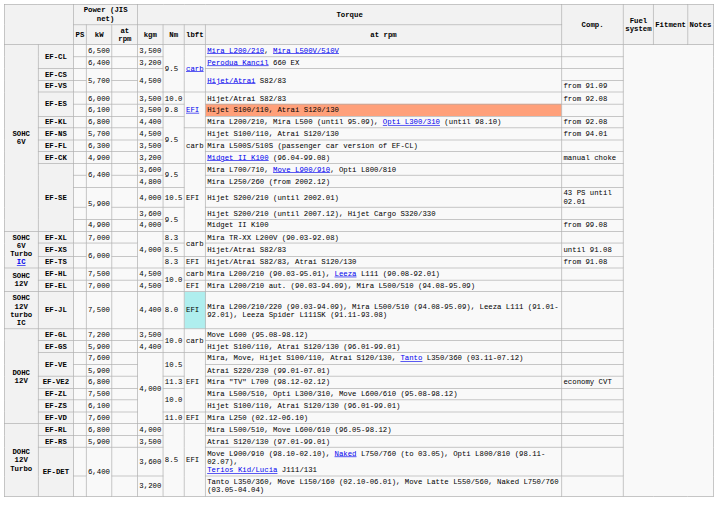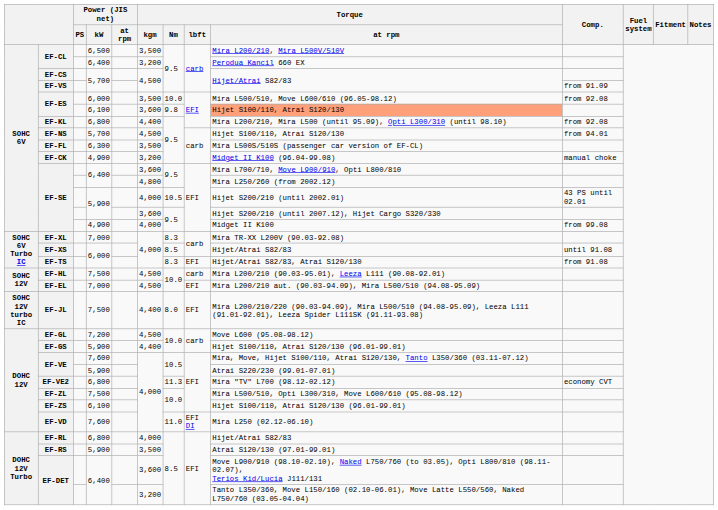(247, 99) Hijet/Atrai S82/83 -> (305, 99) Mira L500/510, Move L600/610 (96.05-98.12)
(150, 110) 3,500 -> (150, 110) 3,600
(193, 311) paleturquoise background -> (192, 311) no background
(150, 335) 3,500 -> (150, 335) 4,500
(193, 418) EFI -> (192, 422) EFI DI
(299, 430) Mira L500/510, Move L600/610 (96.05-98.12) -> (252, 438) Hijet/Atrai S82/83
